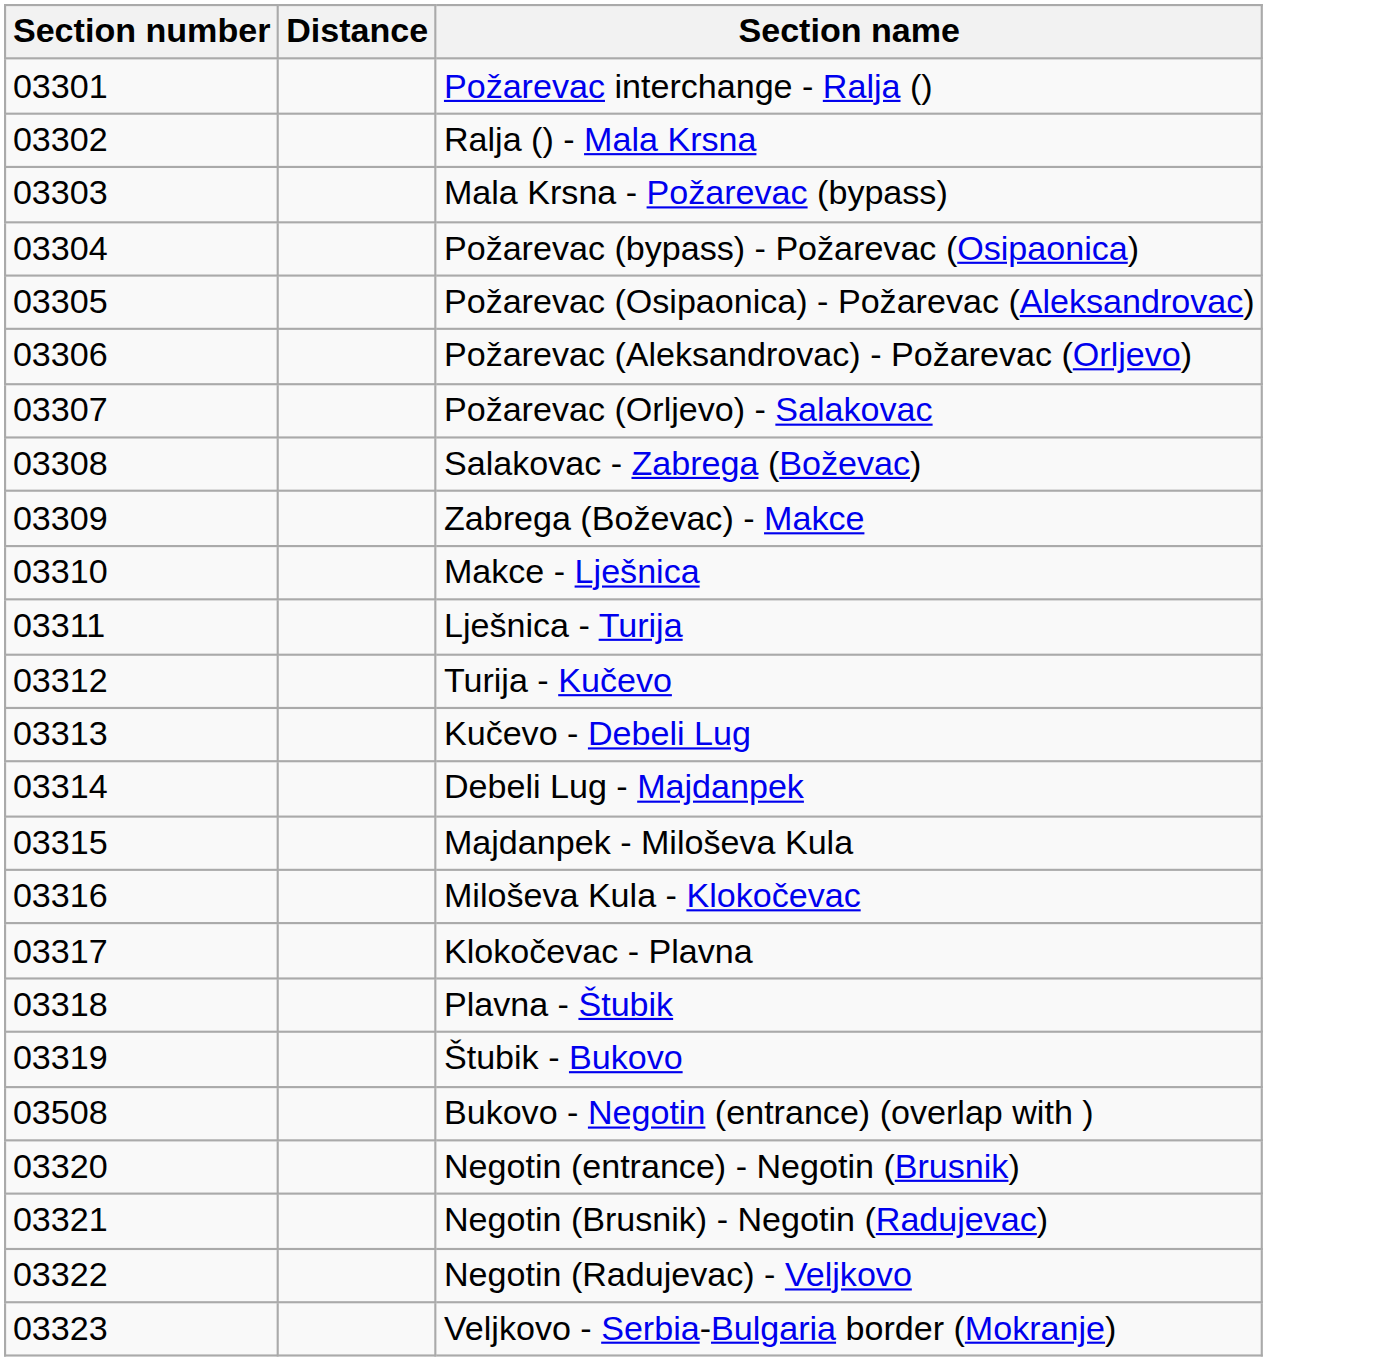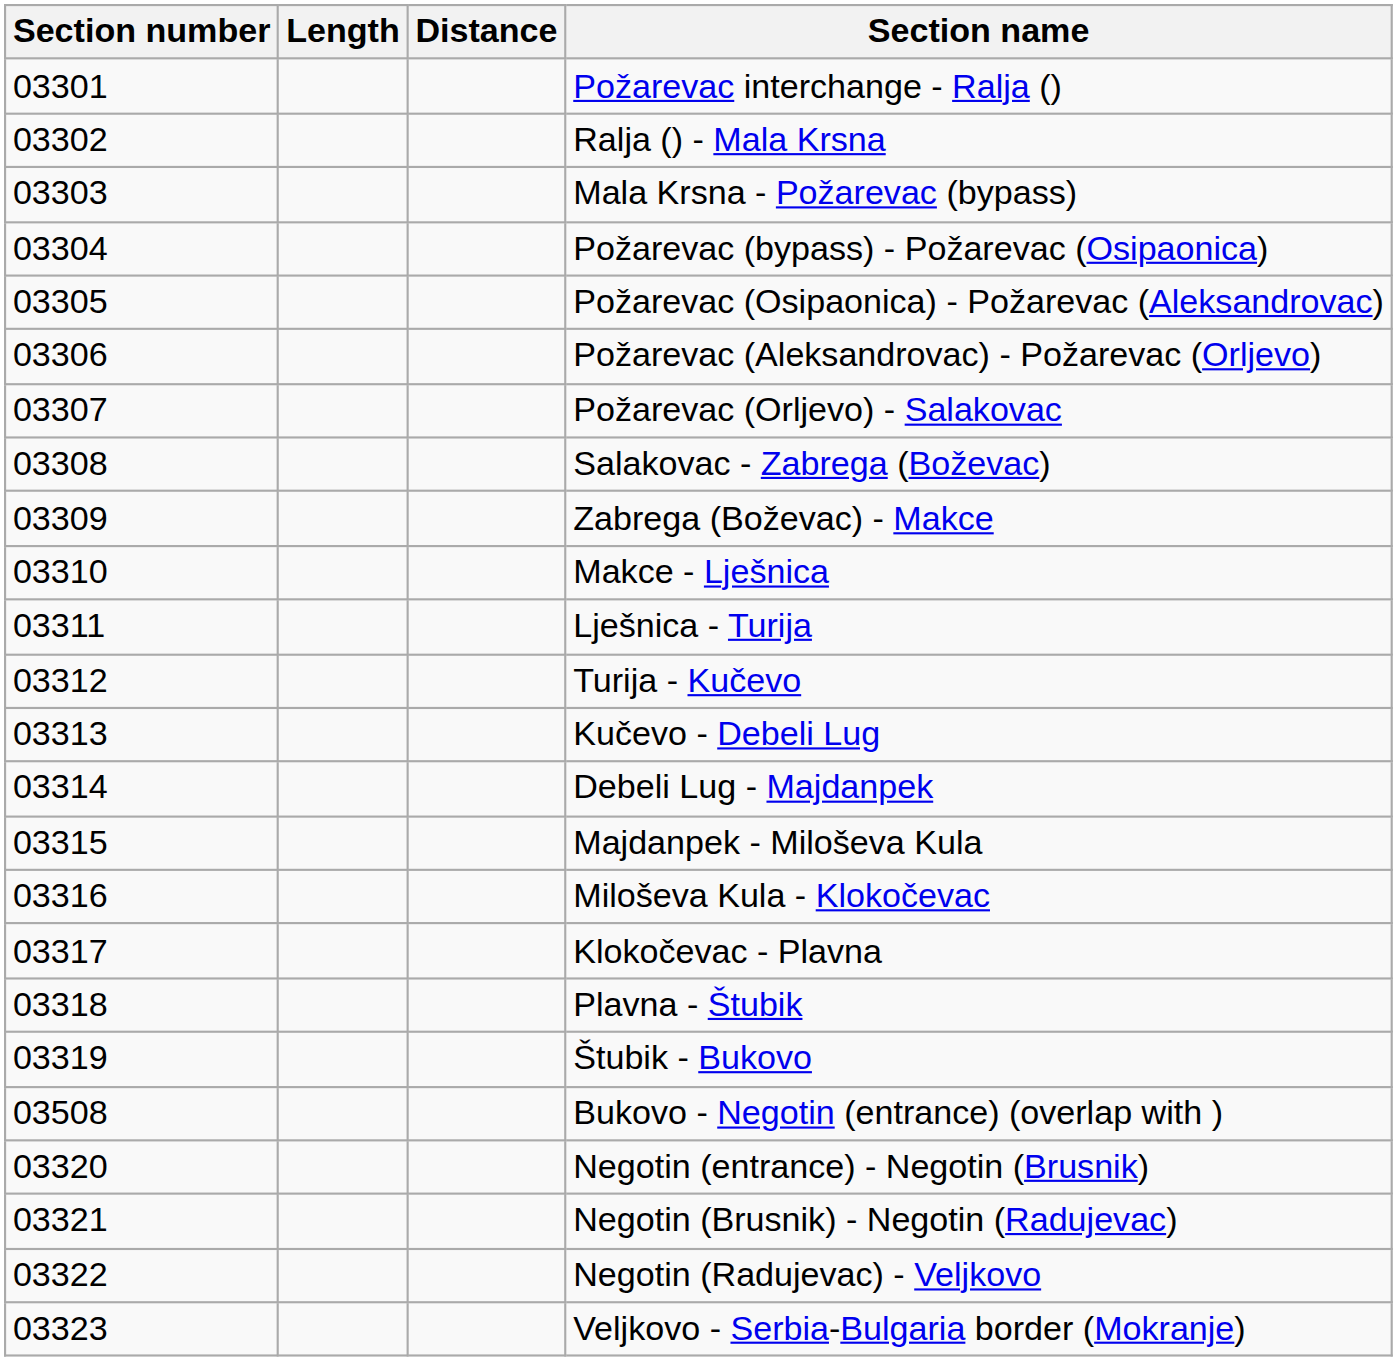+ column: (343, 31)
